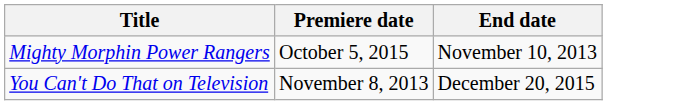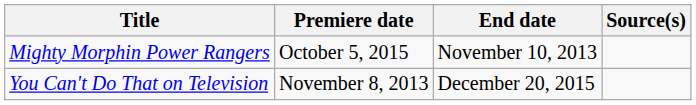+ column: (646, 20)
